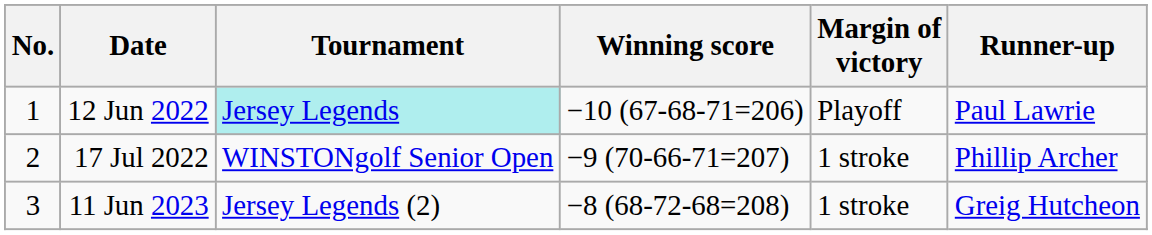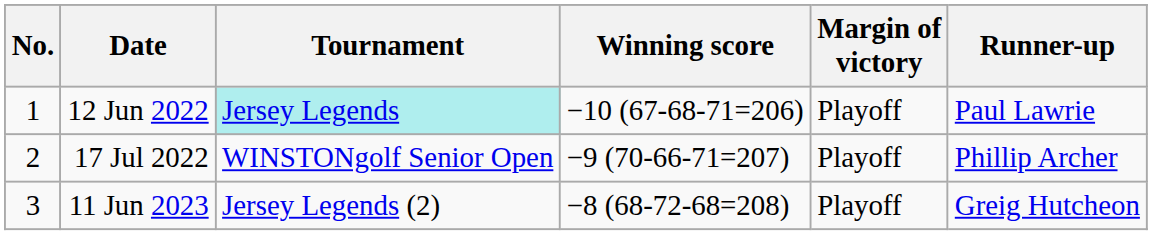(863, 157) 1 stroke -> (859, 157) Playoff
(863, 205) 1 stroke -> (859, 205) Playoff
